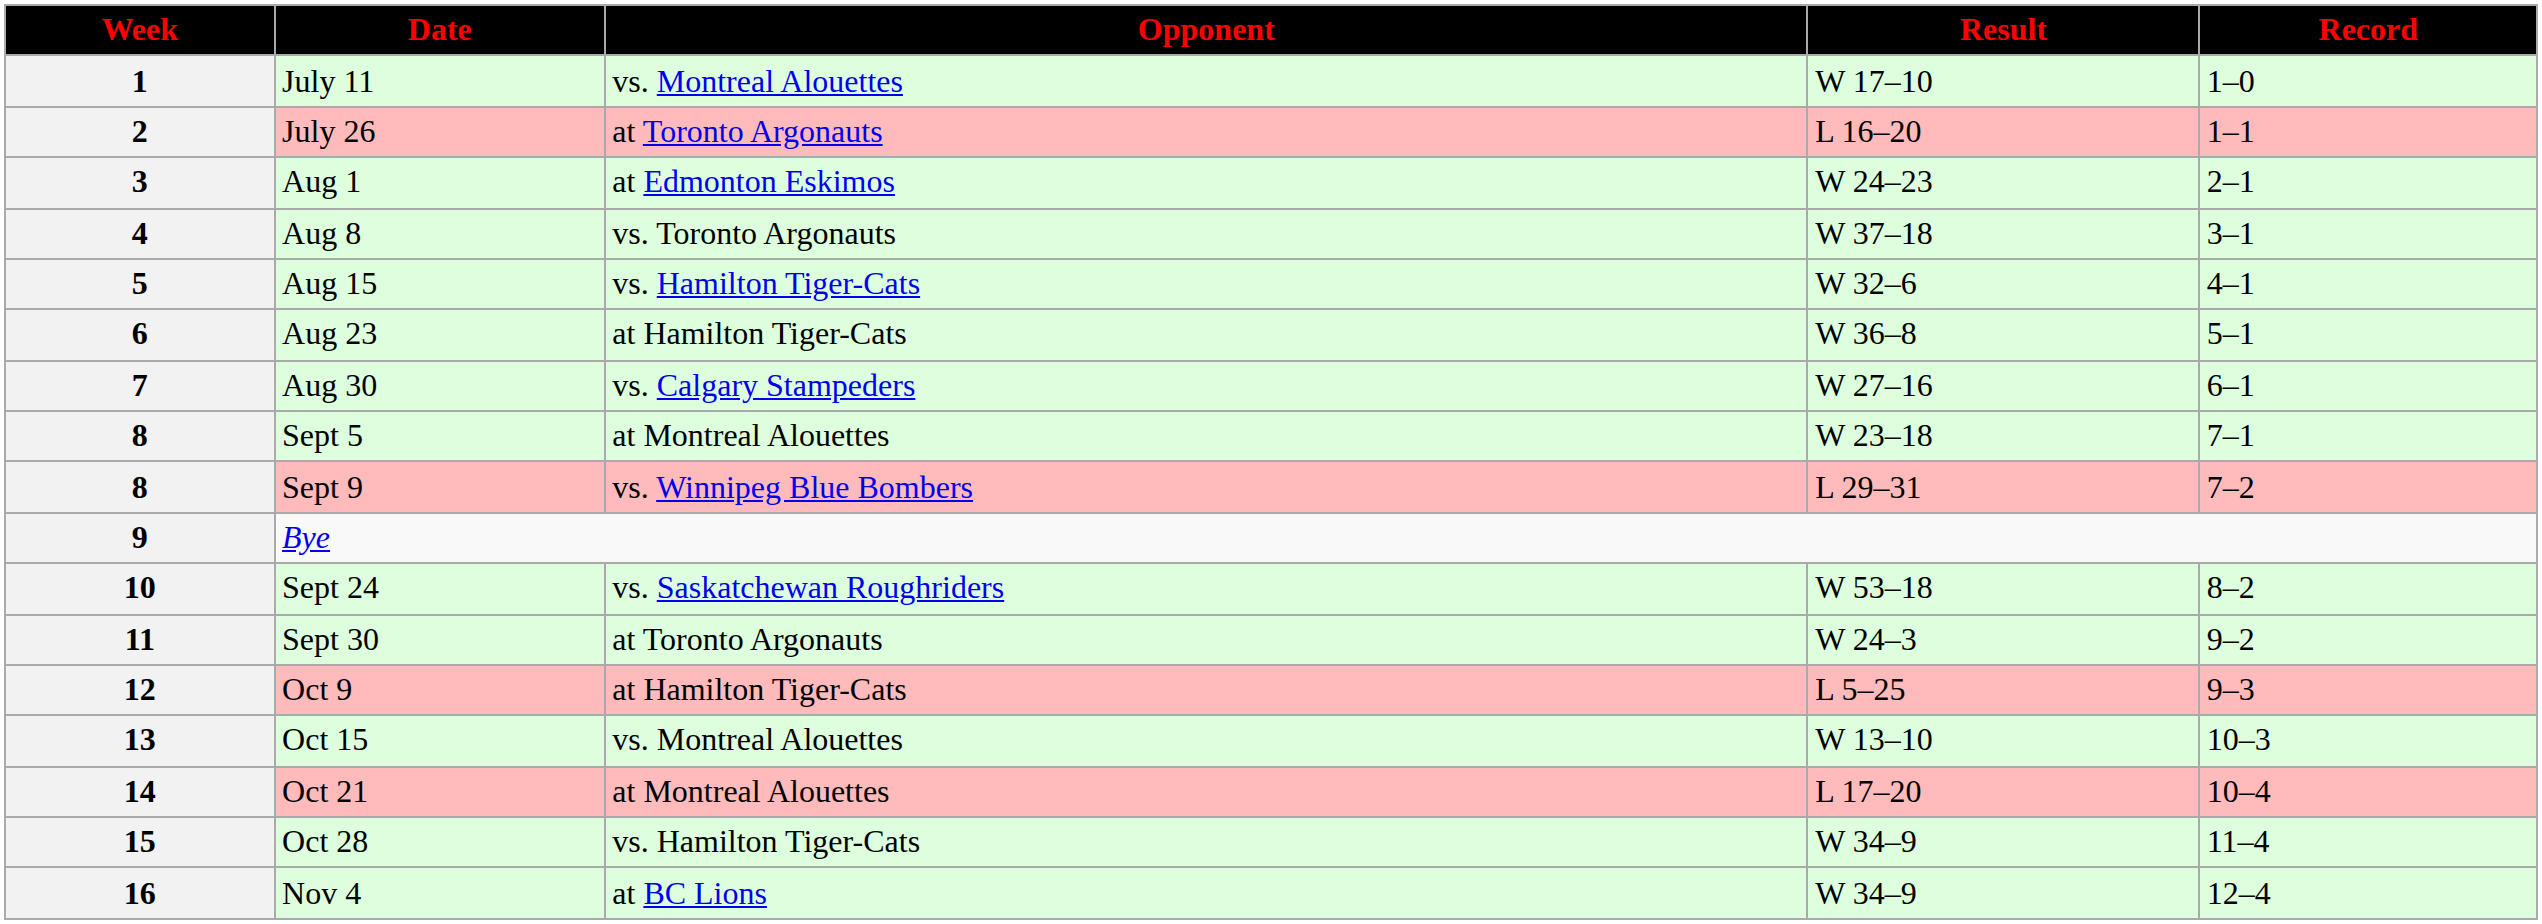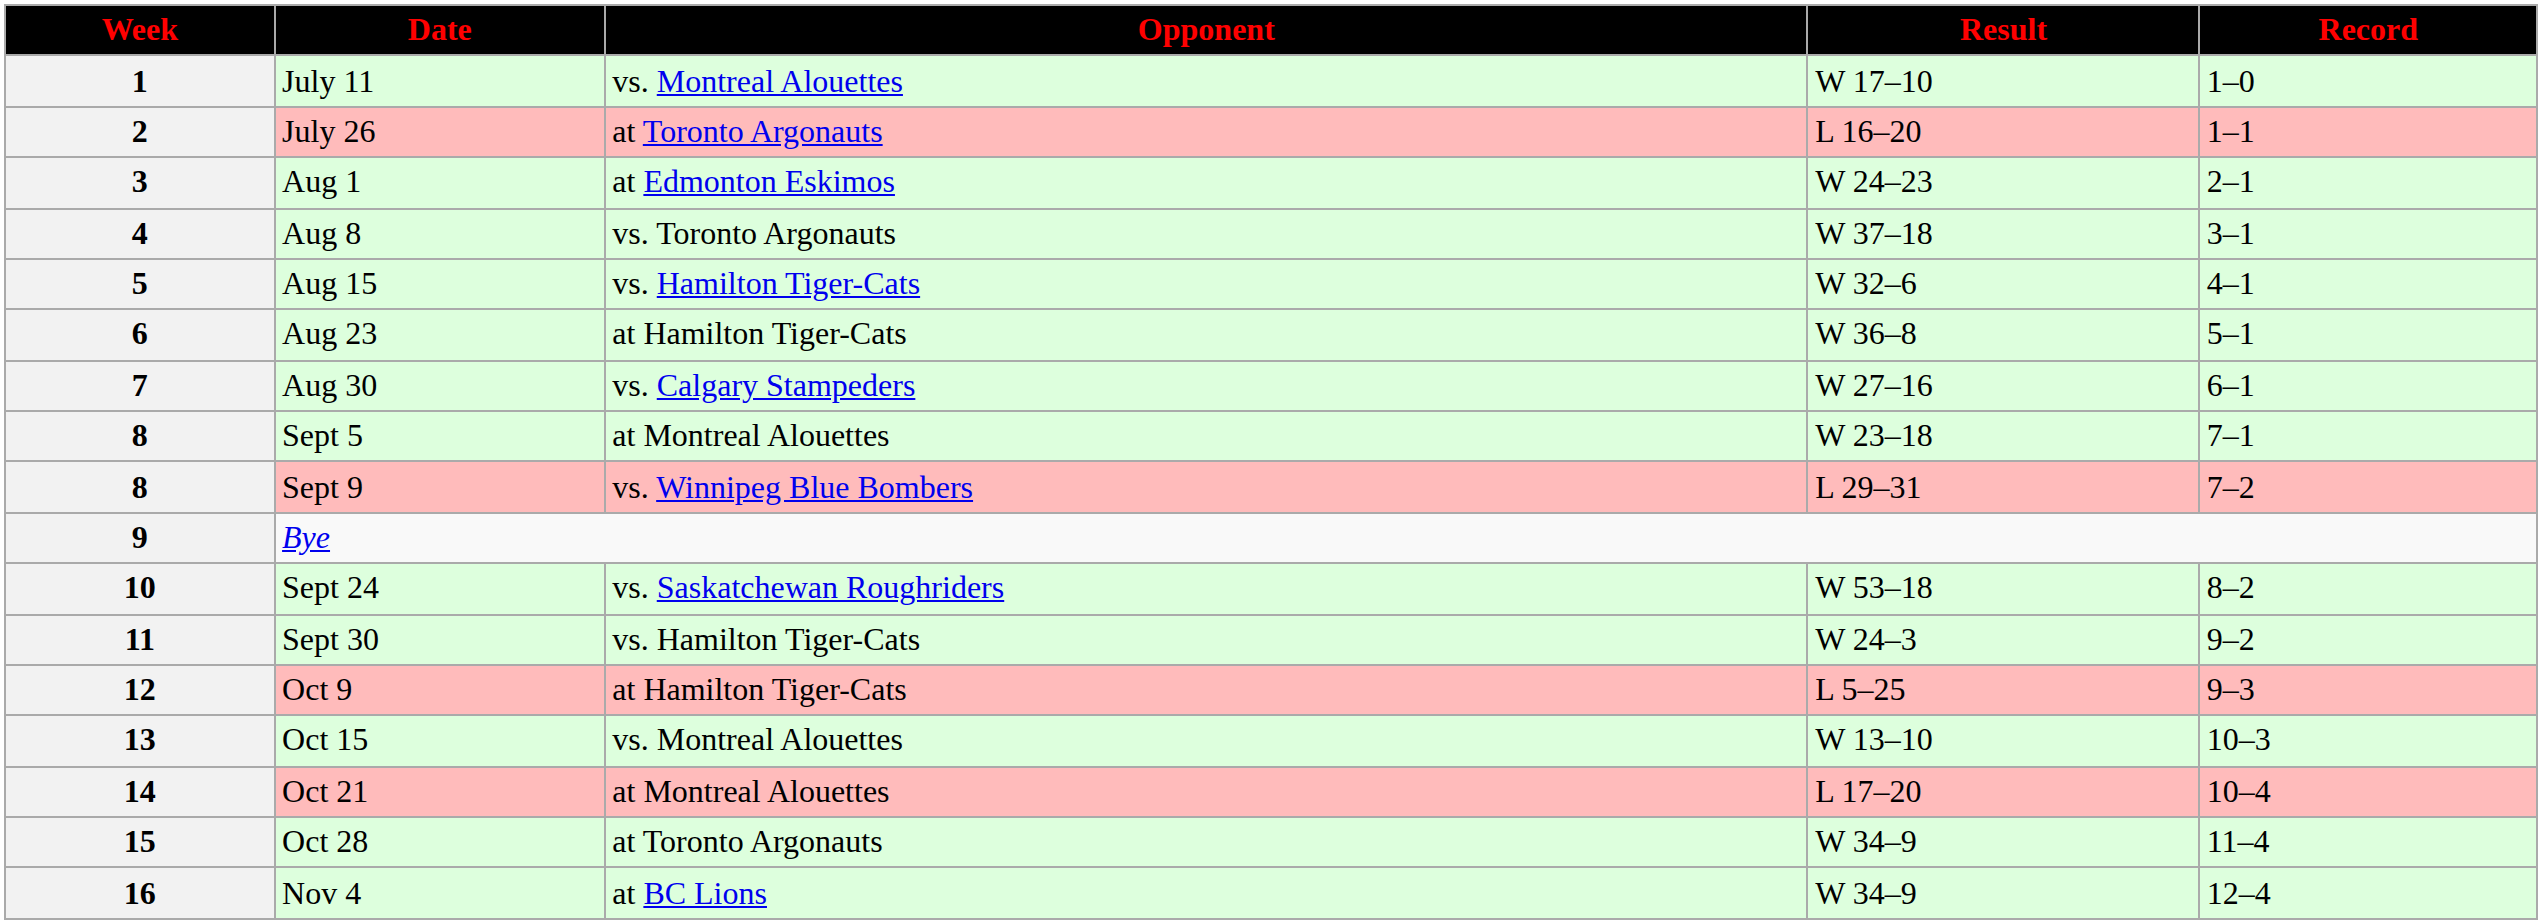(747, 638) at Toronto Argonauts -> (766, 638) vs. Hamilton Tiger-Cats
(766, 841) vs. Hamilton Tiger-Cats -> (747, 841) at Toronto Argonauts
